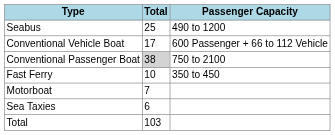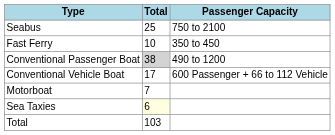(199, 28) 490 to 1200 -> (199, 28) 750 to 2100
rows swapped: (29, 75) <-> (65, 43)
(199, 59) 750 to 2100 -> (199, 59) 490 to 1200
(147, 106) no background -> (147, 106) lightyellow background
